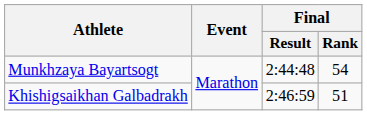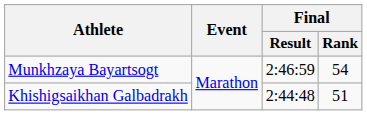(290, 69) 2:44:48 -> (290, 69) 2:46:59
(290, 96) 2:46:59 -> (290, 96) 2:44:48
